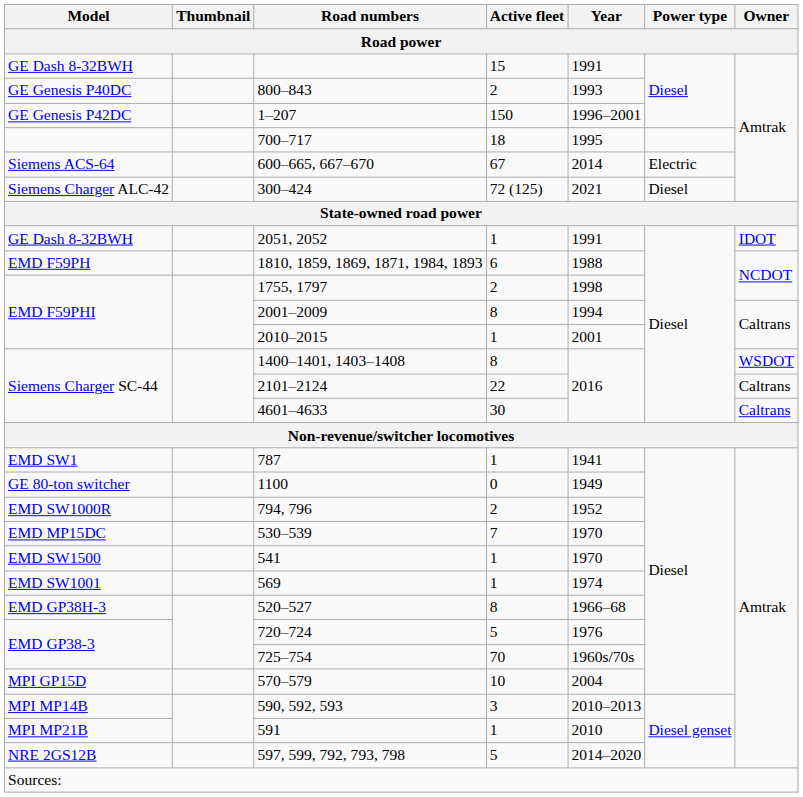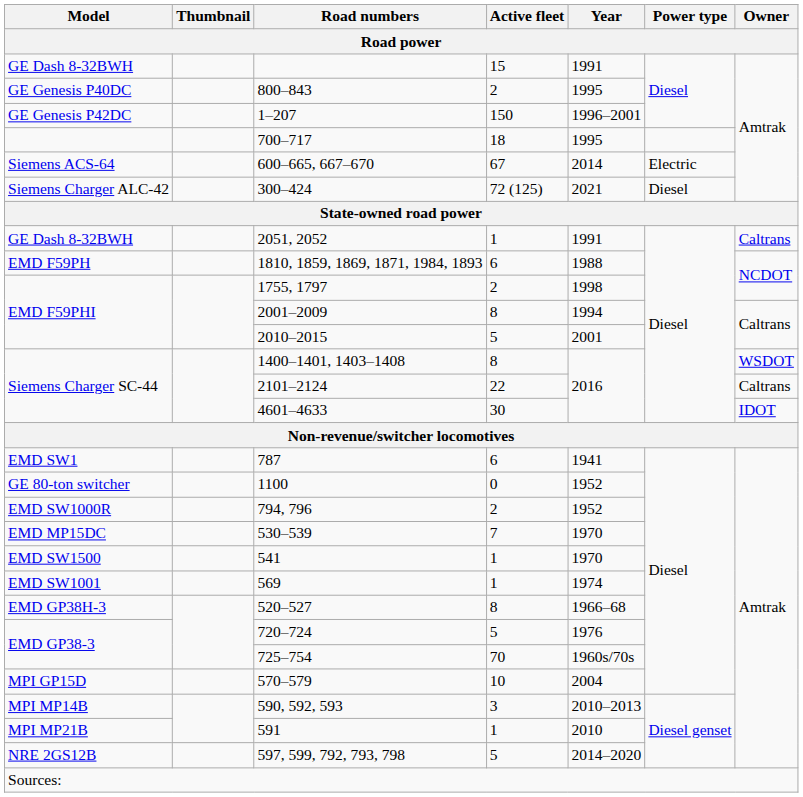(587, 90) 1993 -> (587, 90) 1995
(757, 238) IDOT -> (765, 238) Caltrans
(494, 336) 1 -> (494, 336) 5
(765, 410) Caltrans -> (757, 410) IDOT
(494, 459) 1 -> (494, 459) 6
(587, 484) 1949 -> (587, 484) 1952
